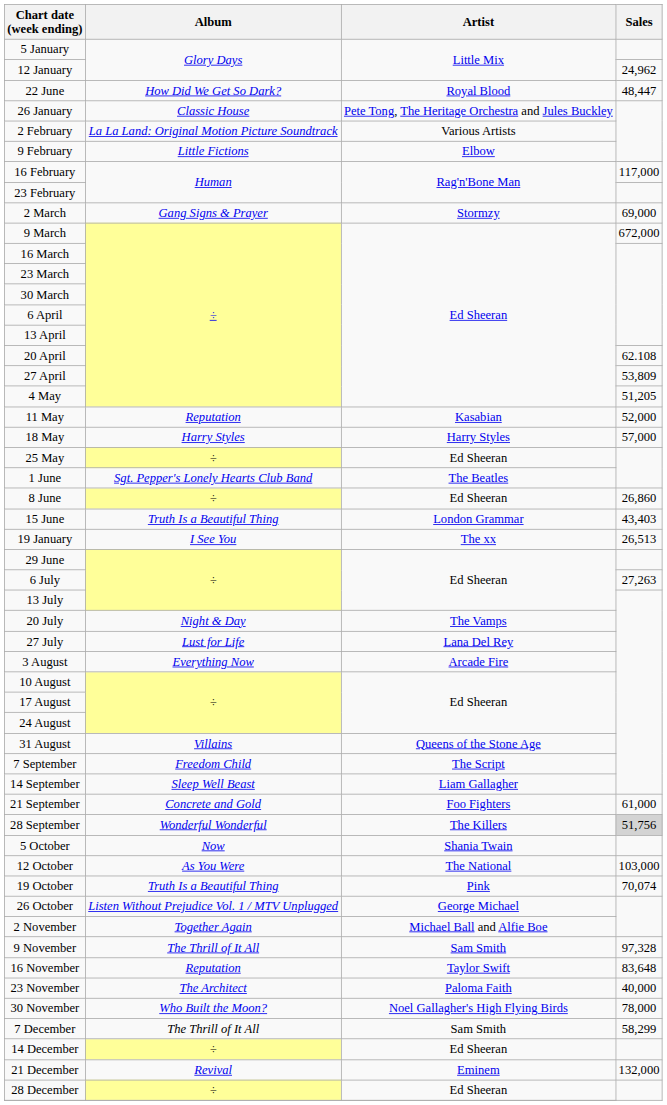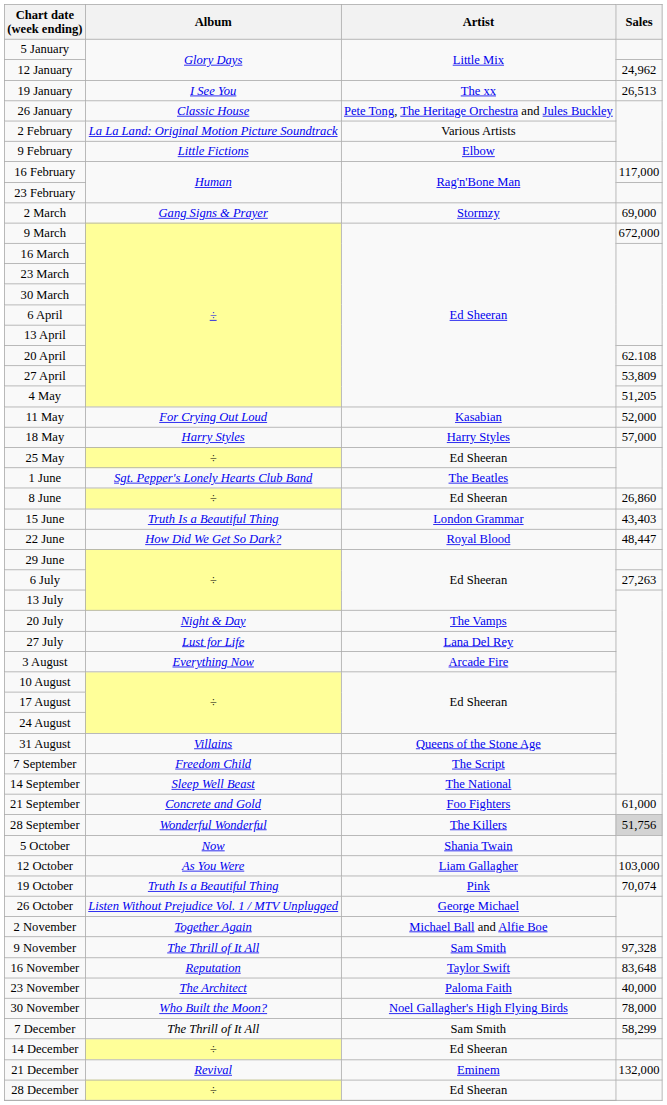rows swapped: (45, 538) <-> (45, 90)
(213, 416) Reputation -> (213, 416) For Crying Out Loud
(478, 783) Liam Gallagher -> (478, 783) The National
(478, 865) The National -> (478, 865) Liam Gallagher
